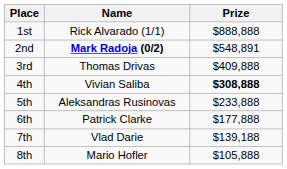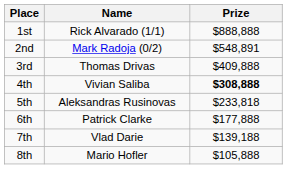(117, 48) bold -> (117, 48) normal
(236, 102) $233,888 -> (236, 102) $233,818
